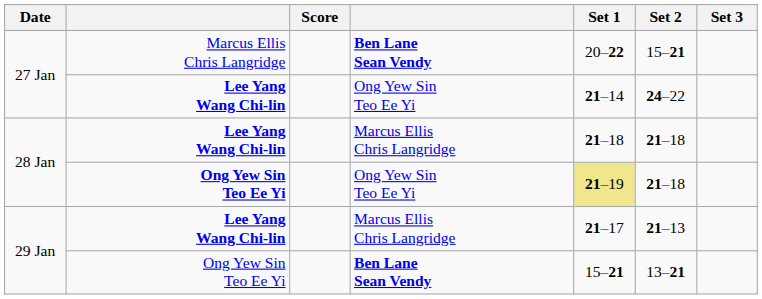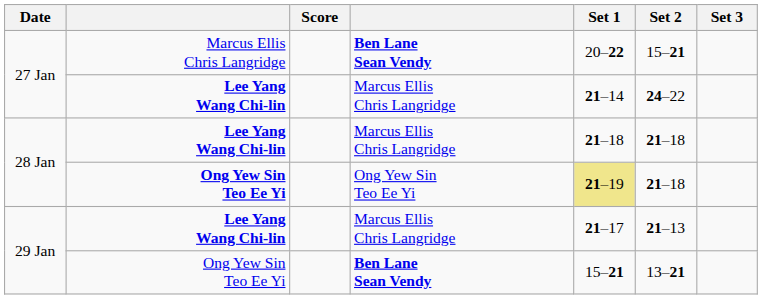(395, 96) Ong Yew Sin Teo Ee Yi -> (405, 96) Marcus Ellis Chris Langridge
